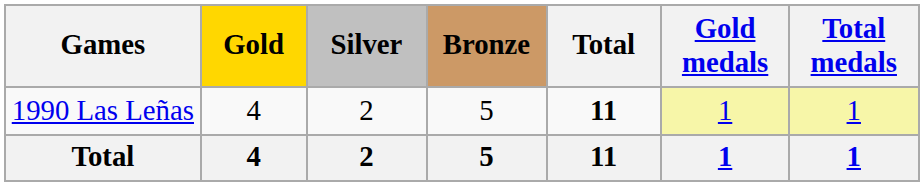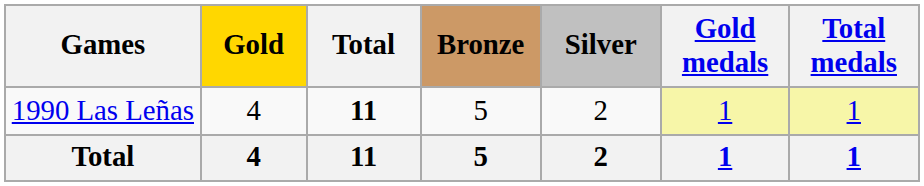columns swapped: (366, 45) <-> (604, 45)
